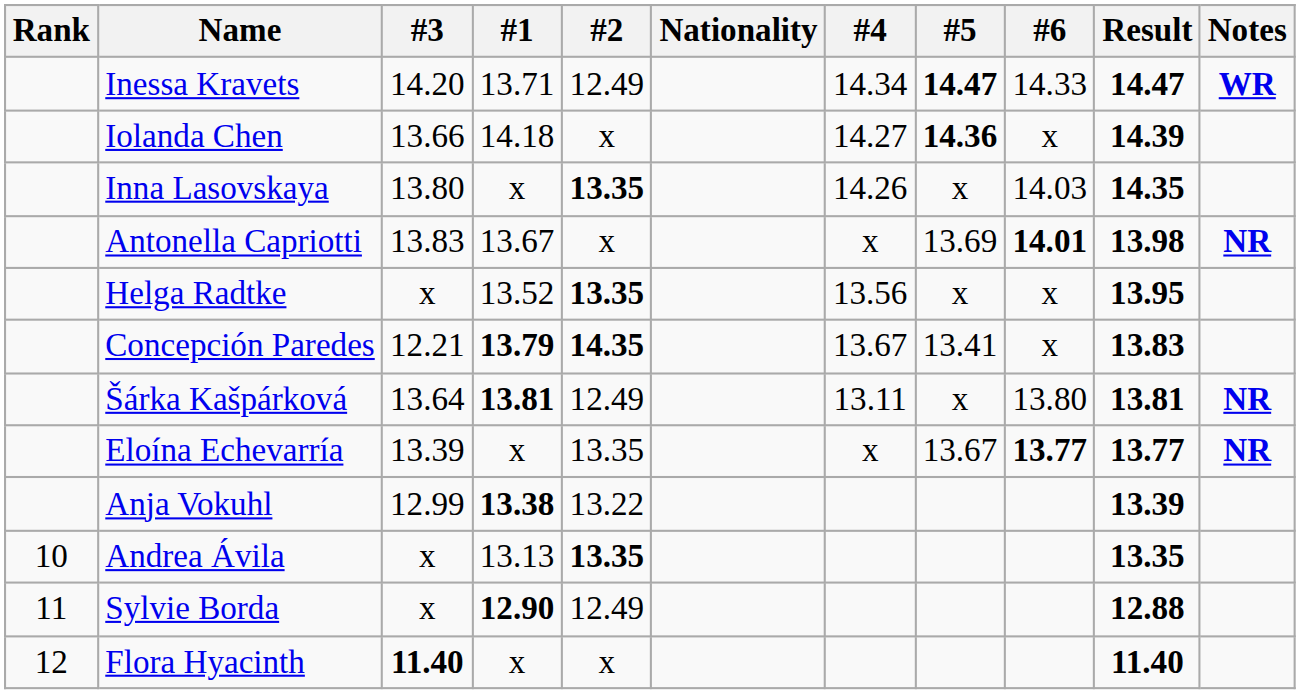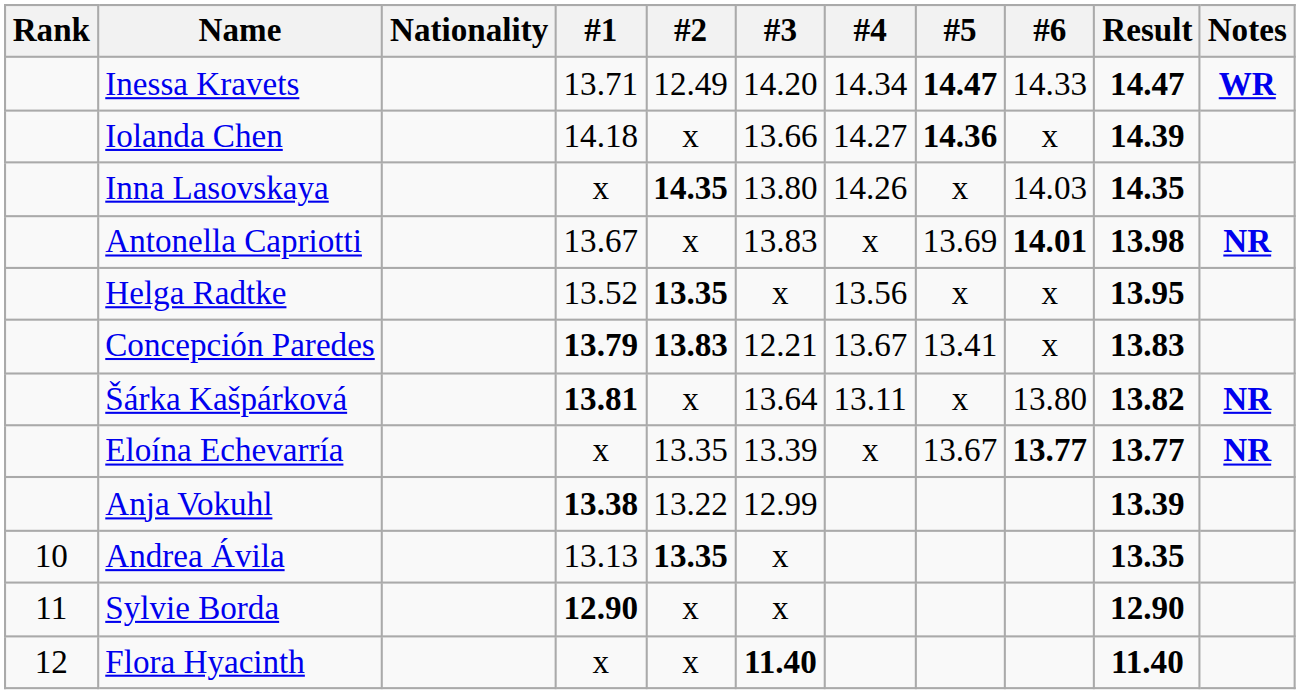columns swapped: (739, 30) <-> (427, 30)
(607, 188) 13.35 -> (691, 188) 14.35
(607, 345) 14.35 -> (691, 345) 13.83
(607, 398) 12.49 -> (691, 398) x
(1147, 398) 13.81 -> (1147, 398) 13.82
(607, 608) 12.49 -> (691, 608) x
(1147, 608) 12.88 -> (1147, 608) 12.90
